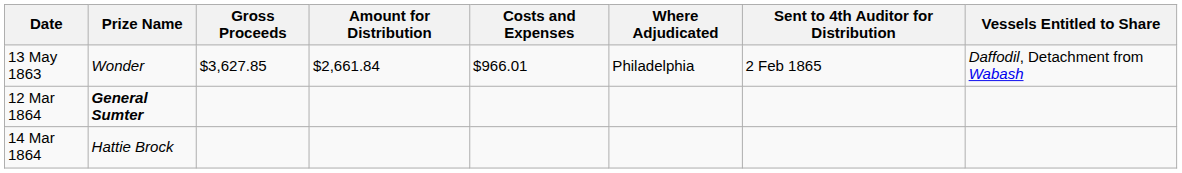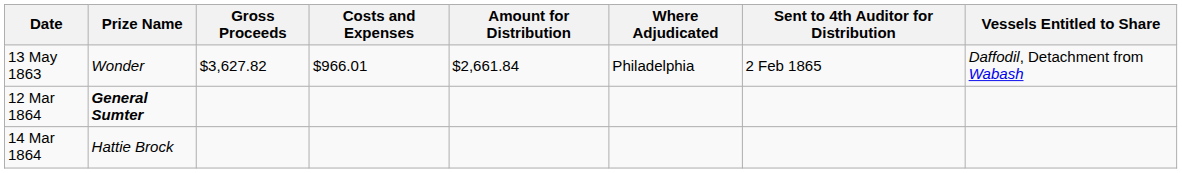columns swapped: (539, 24) <-> (390, 24)
(233, 65) $3,627.85 -> (233, 65) $3,627.82
